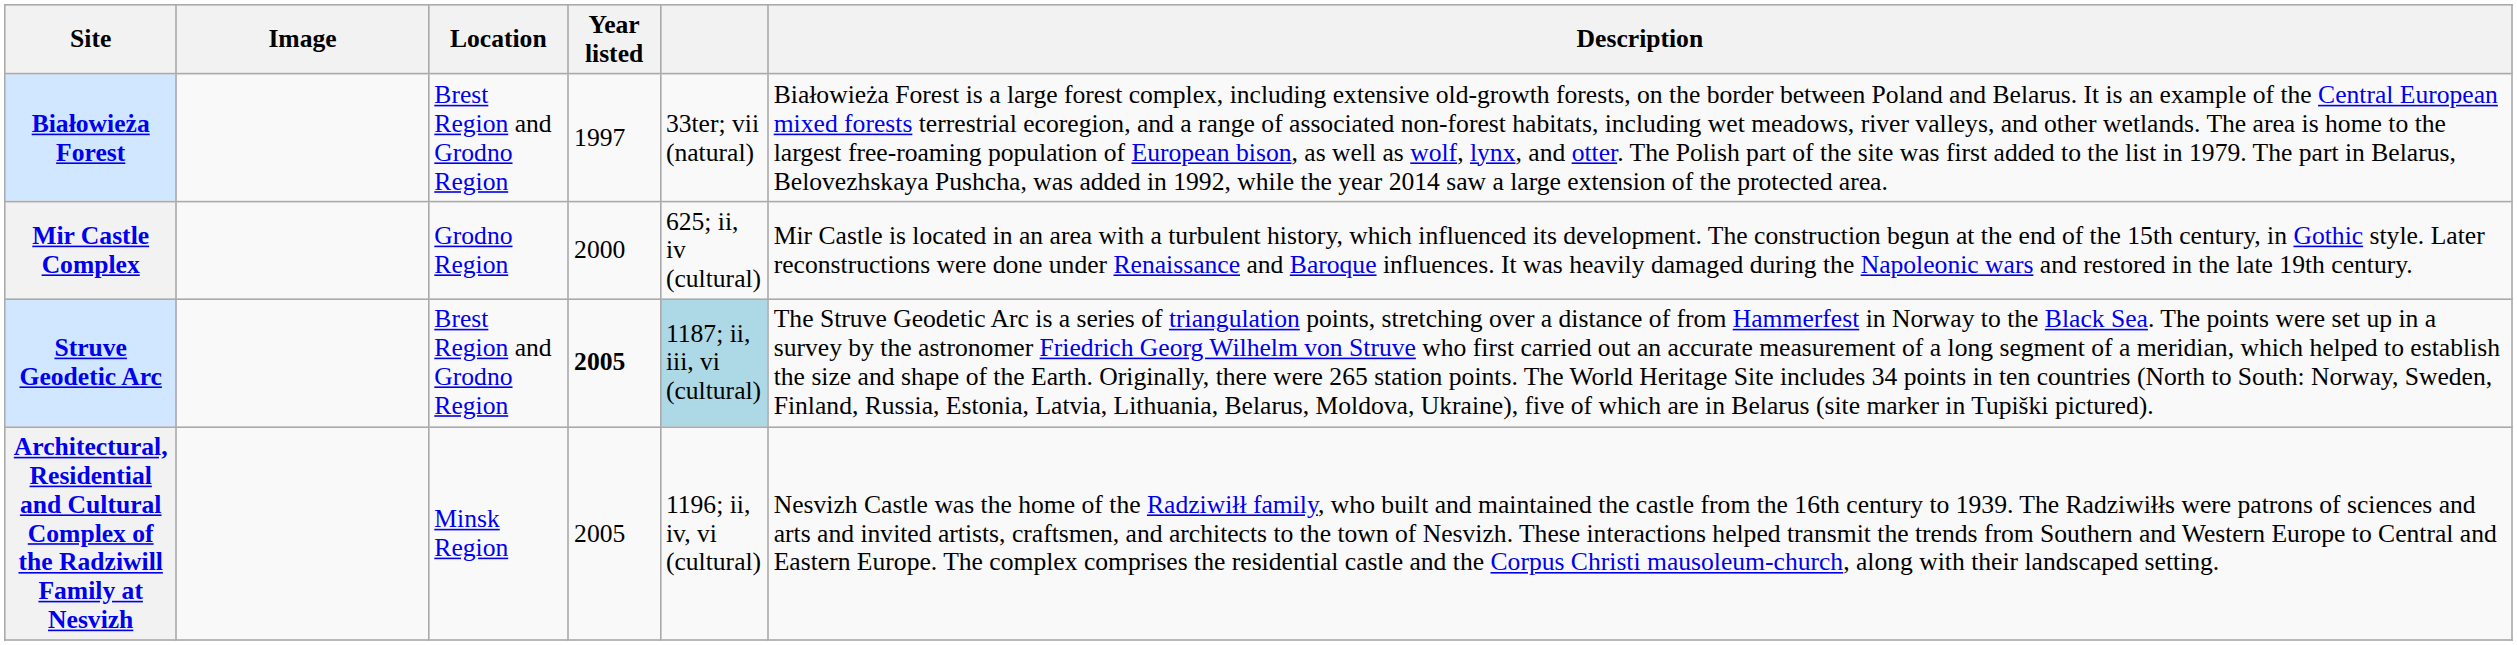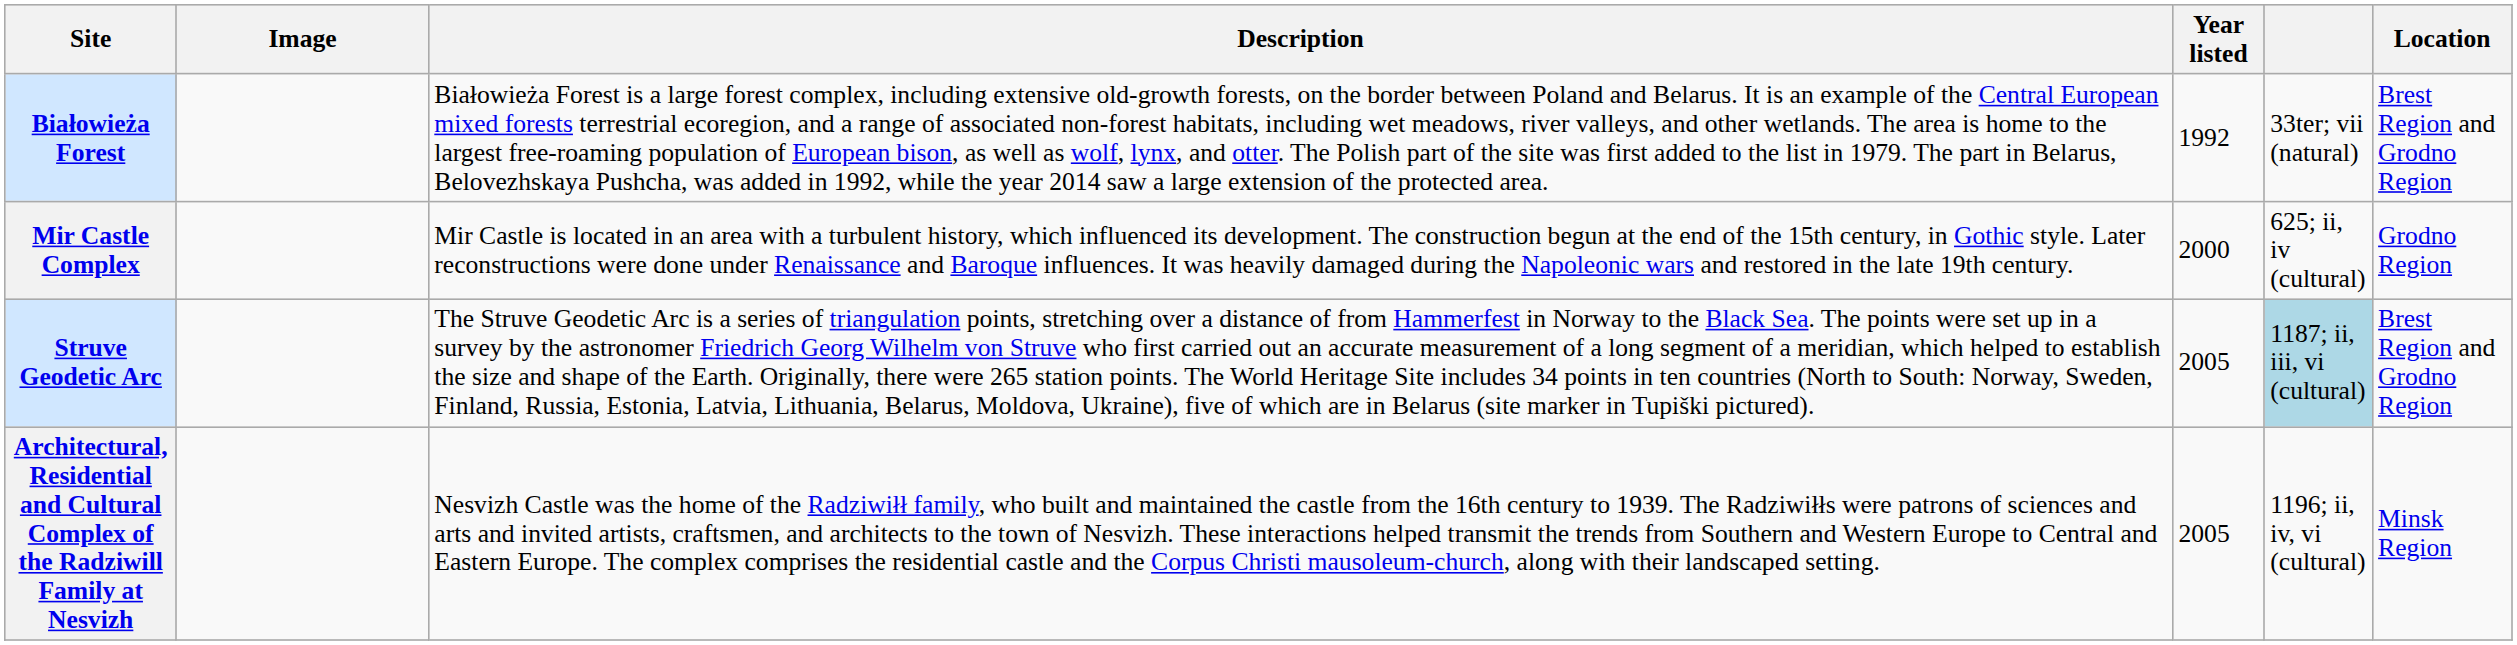columns swapped: (498, 39) <-> (1640, 39)
(600, 137) 1997 -> (2204, 137) 1992
(600, 362) bold -> (2204, 362) normal
